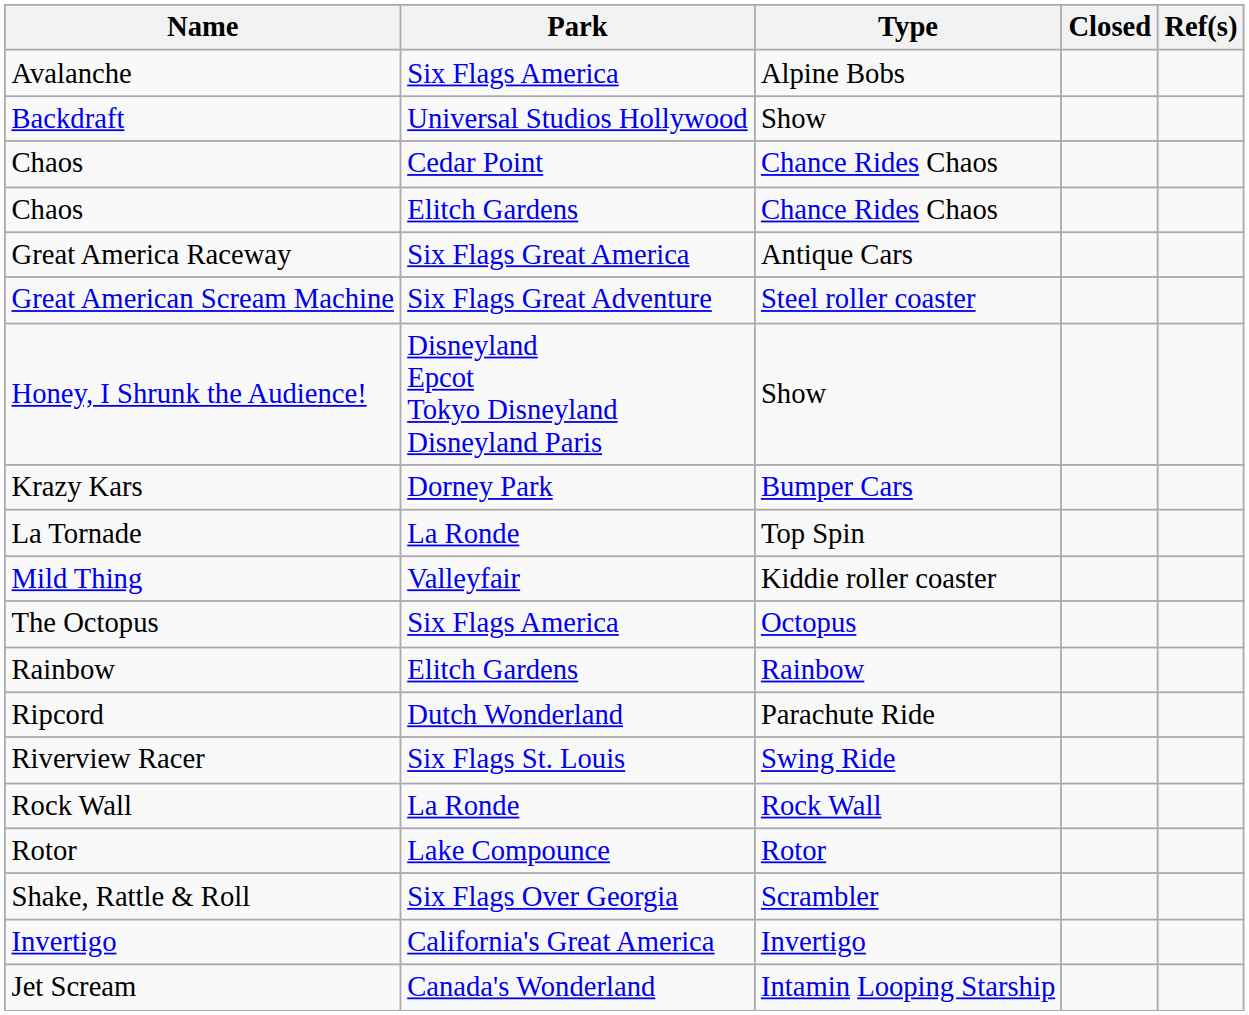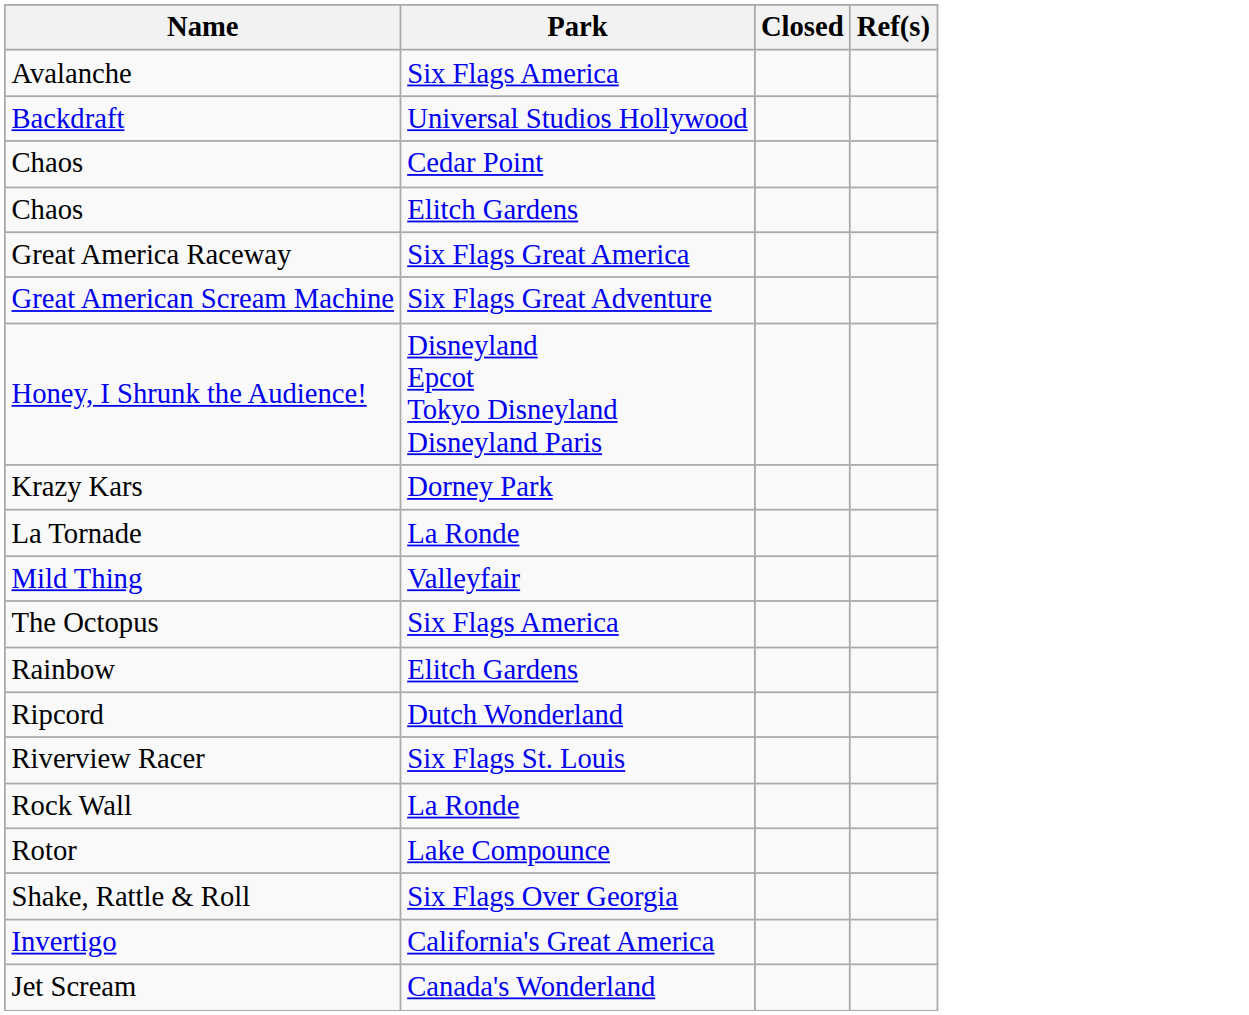- column: (908, 27)
